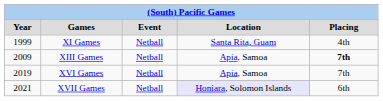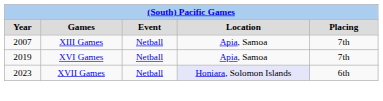- row: (81, 42)
(22, 58) 2009 -> (22, 42) 2007
(344, 58) bold -> (344, 42) normal
(22, 88) 2021 -> (22, 73) 2023
